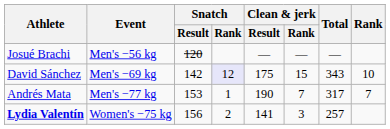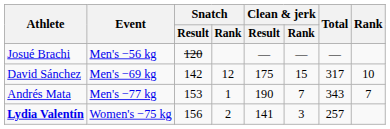(228, 74) lavender background -> (228, 74) no background
(335, 74) 343 -> (335, 74) 317
(335, 94) 317 -> (335, 94) 343
